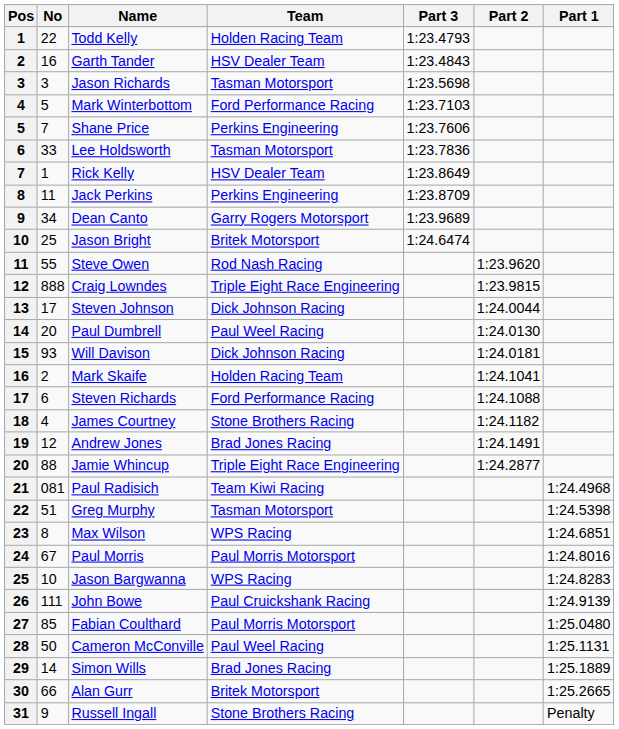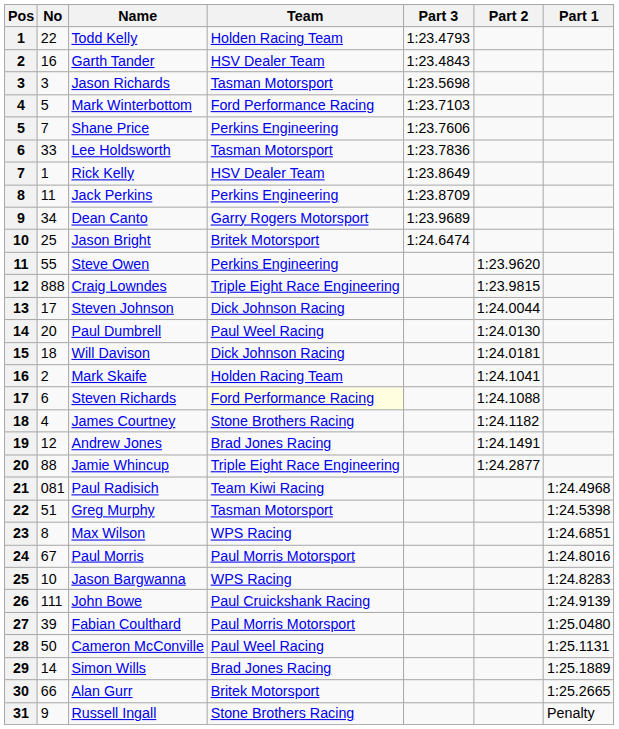(267, 263) Rod Nash Racing -> (275, 263) Perkins Engineering
(49, 353) 93 -> (49, 353) 18
(292, 398) no background -> (292, 398) lightyellow background
(49, 623) 85 -> (49, 623) 39
